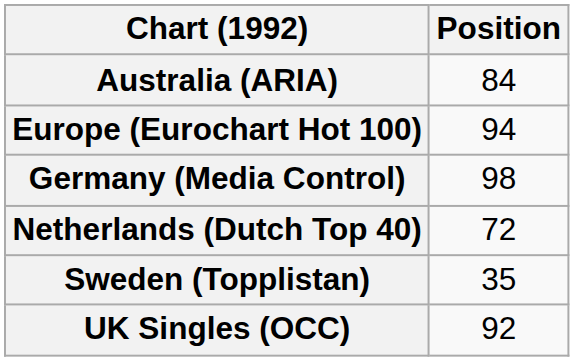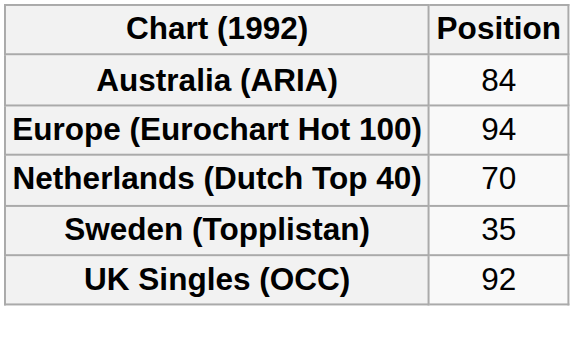- row: (217, 179)
(499, 229) 72 -> (499, 179) 70
